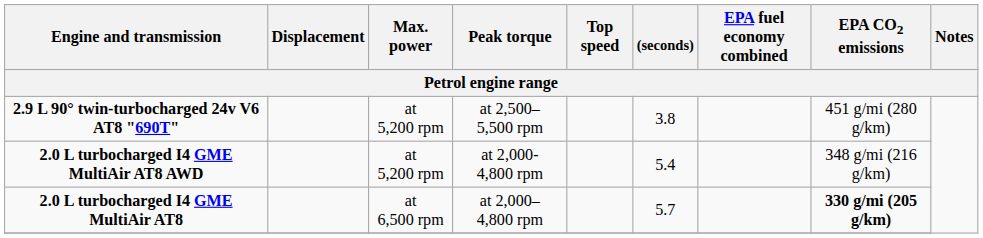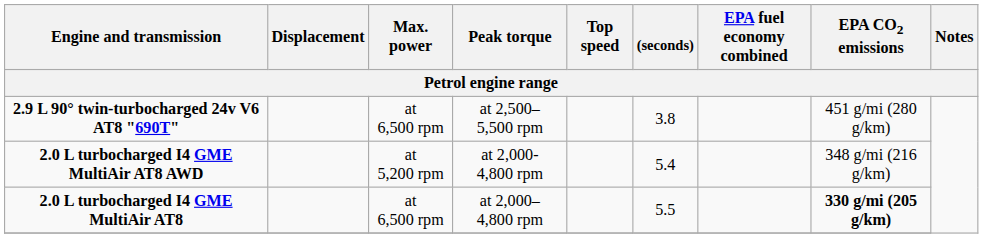(411, 118) at 5,200 rpm -> (411, 118) at 6,500 rpm
(665, 210) 5.7 -> (665, 210) 5.5
